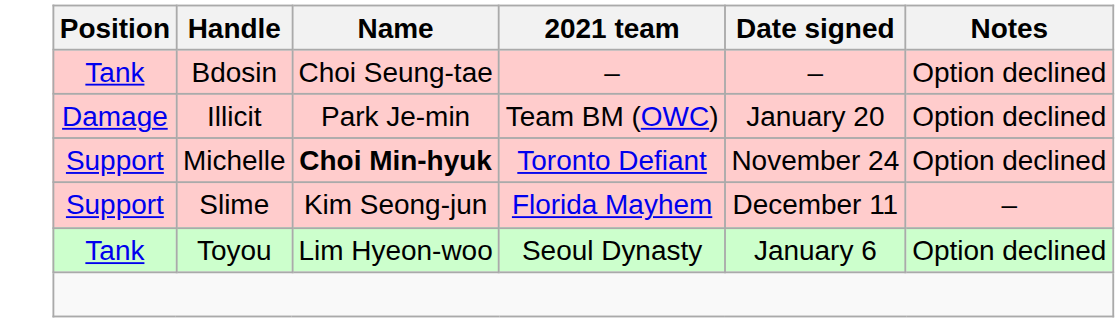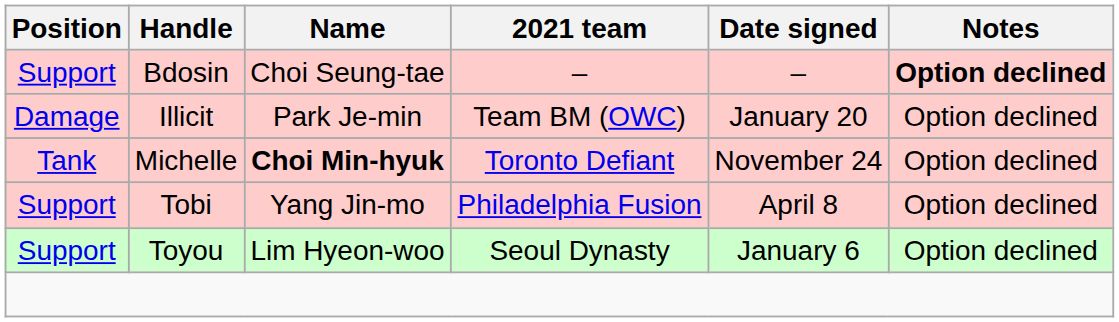(115, 72) Tank -> (67, 72) Support
(1009, 72) normal -> (1001, 72) bold
(115, 161) Support -> (67, 161) Tank
- row: (234, 205)
+ row: (186, 205)
(115, 249) Tank -> (67, 249) Support
